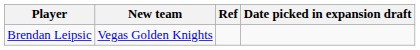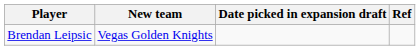columns swapped: (328, 14) <-> (228, 14)
